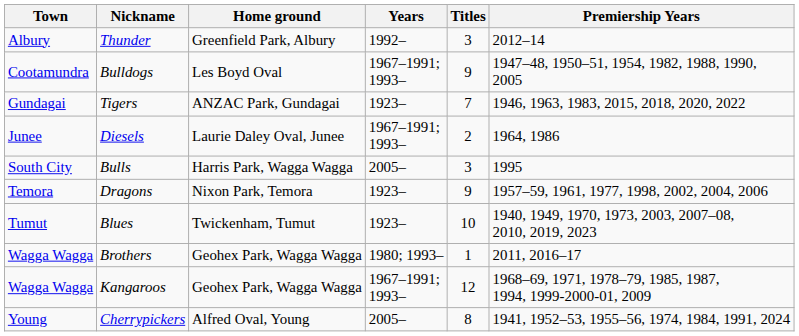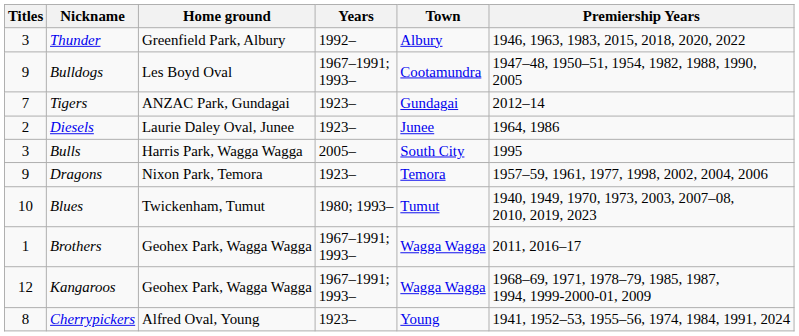columns swapped: (51, 16) <-> (468, 16)
(519, 39) 2012–14 -> (619, 39) 1946, 1963, 1983, 2015, 2018, 2020, 2022
(619, 103) 1946, 1963, 1983, 2015, 2018, 2020, 2022 -> (519, 103) 2012–14
(404, 135) 1967–1991; 1993– -> (337, 127) 1923–
(387, 223) 1923– -> (356, 206) 1980; 1993–
(406, 255) 1980; 1993– -> (354, 246) 1967–1991; 1993–
(387, 319) 2005– -> (337, 319) 1923–
